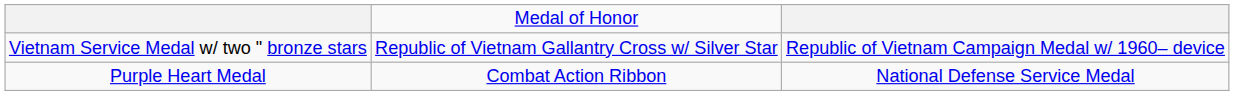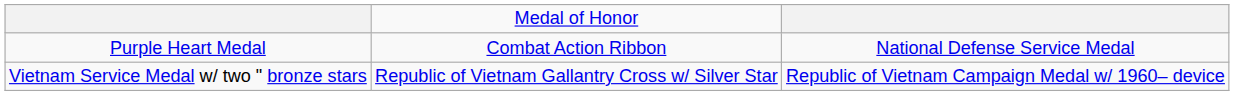rows swapped: (188, 76) <-> (188, 47)
